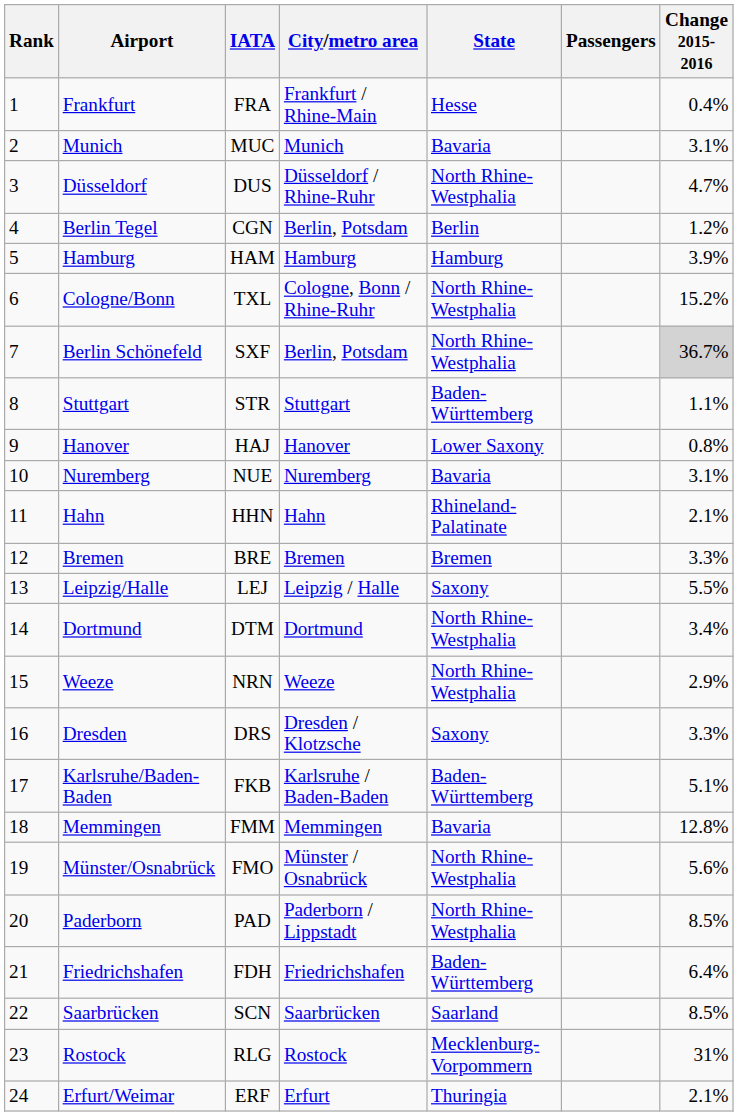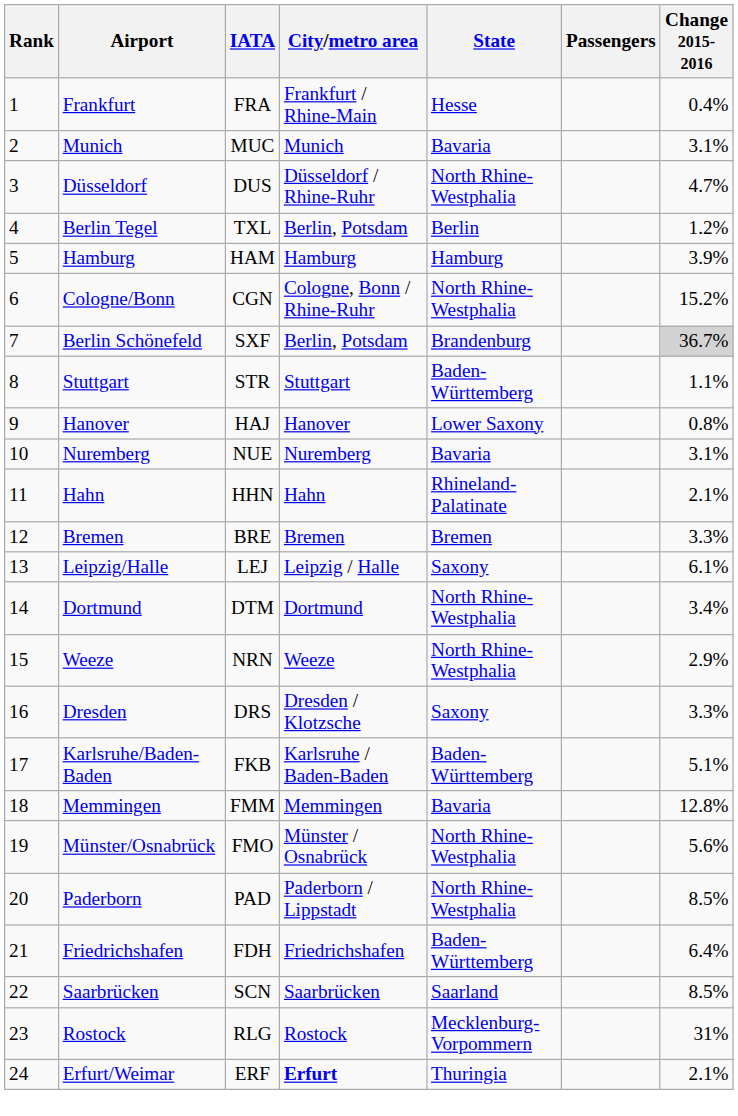(252, 227) CGN -> (252, 227) TXL
(252, 299) TXL -> (252, 299) CGN
(482, 351) North Rhine-Westphalia -> (481, 340) Brandenburg
(709, 588) 5.5% -> (709, 566) 6.1%
(307, 1096) normal -> (311, 1074) bold
